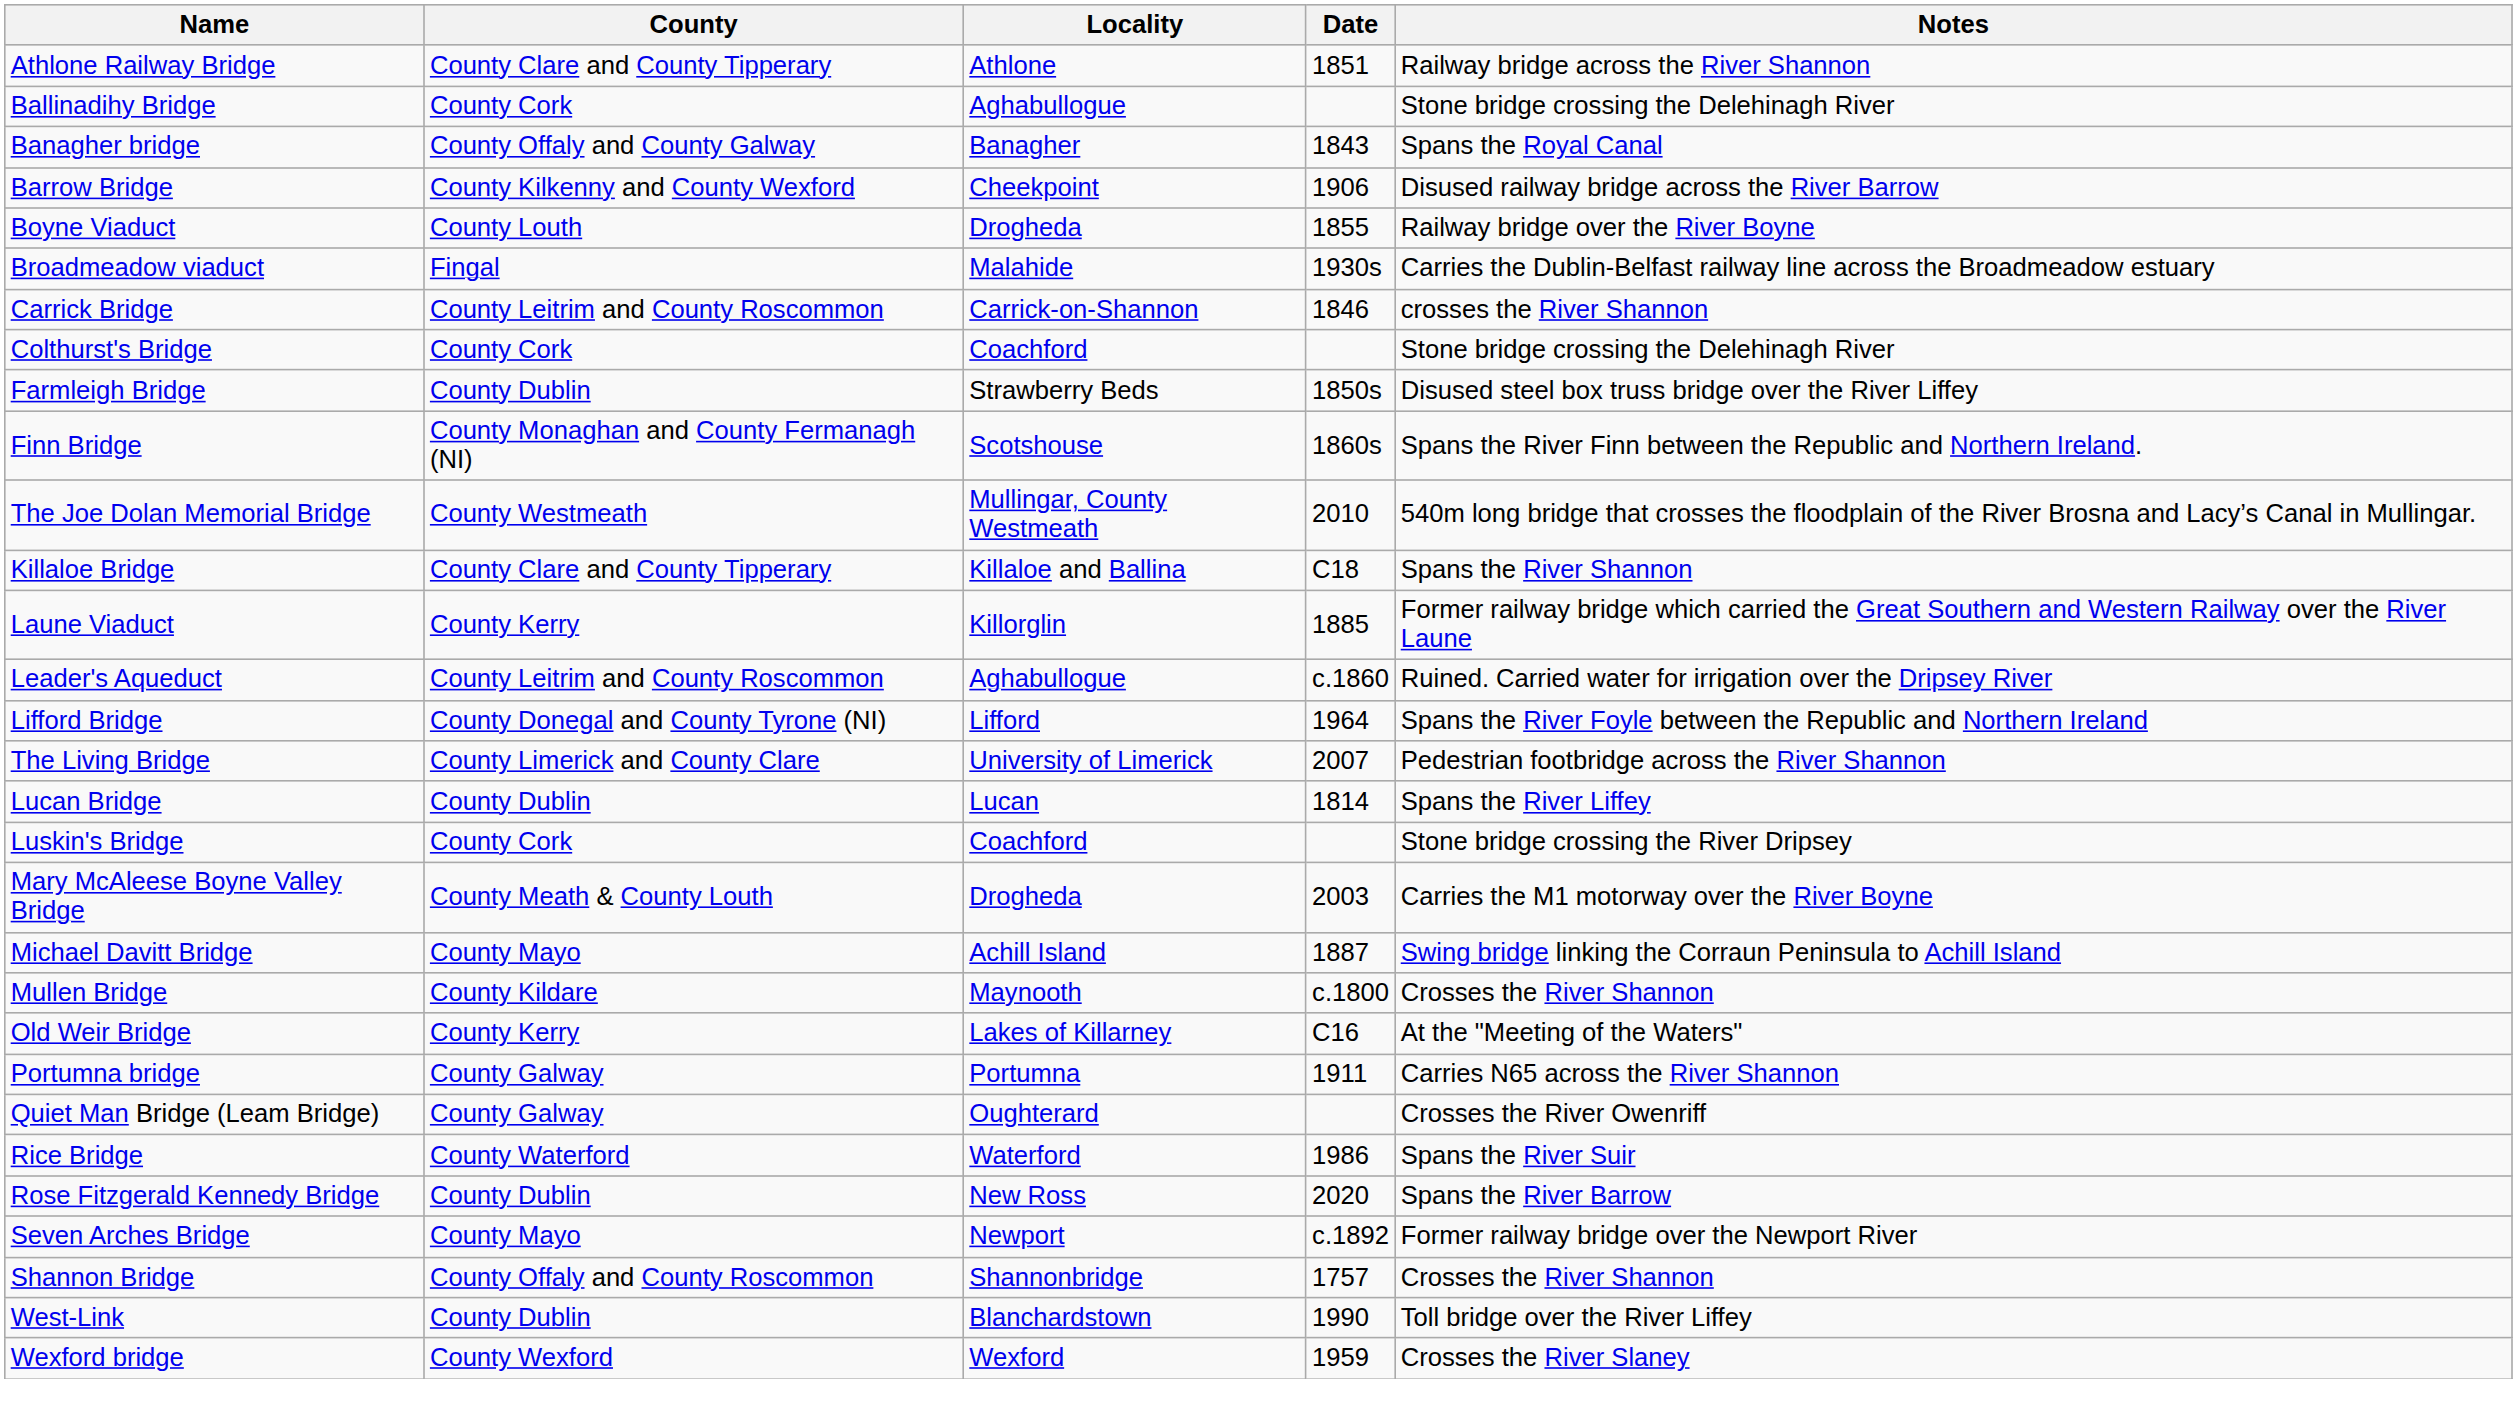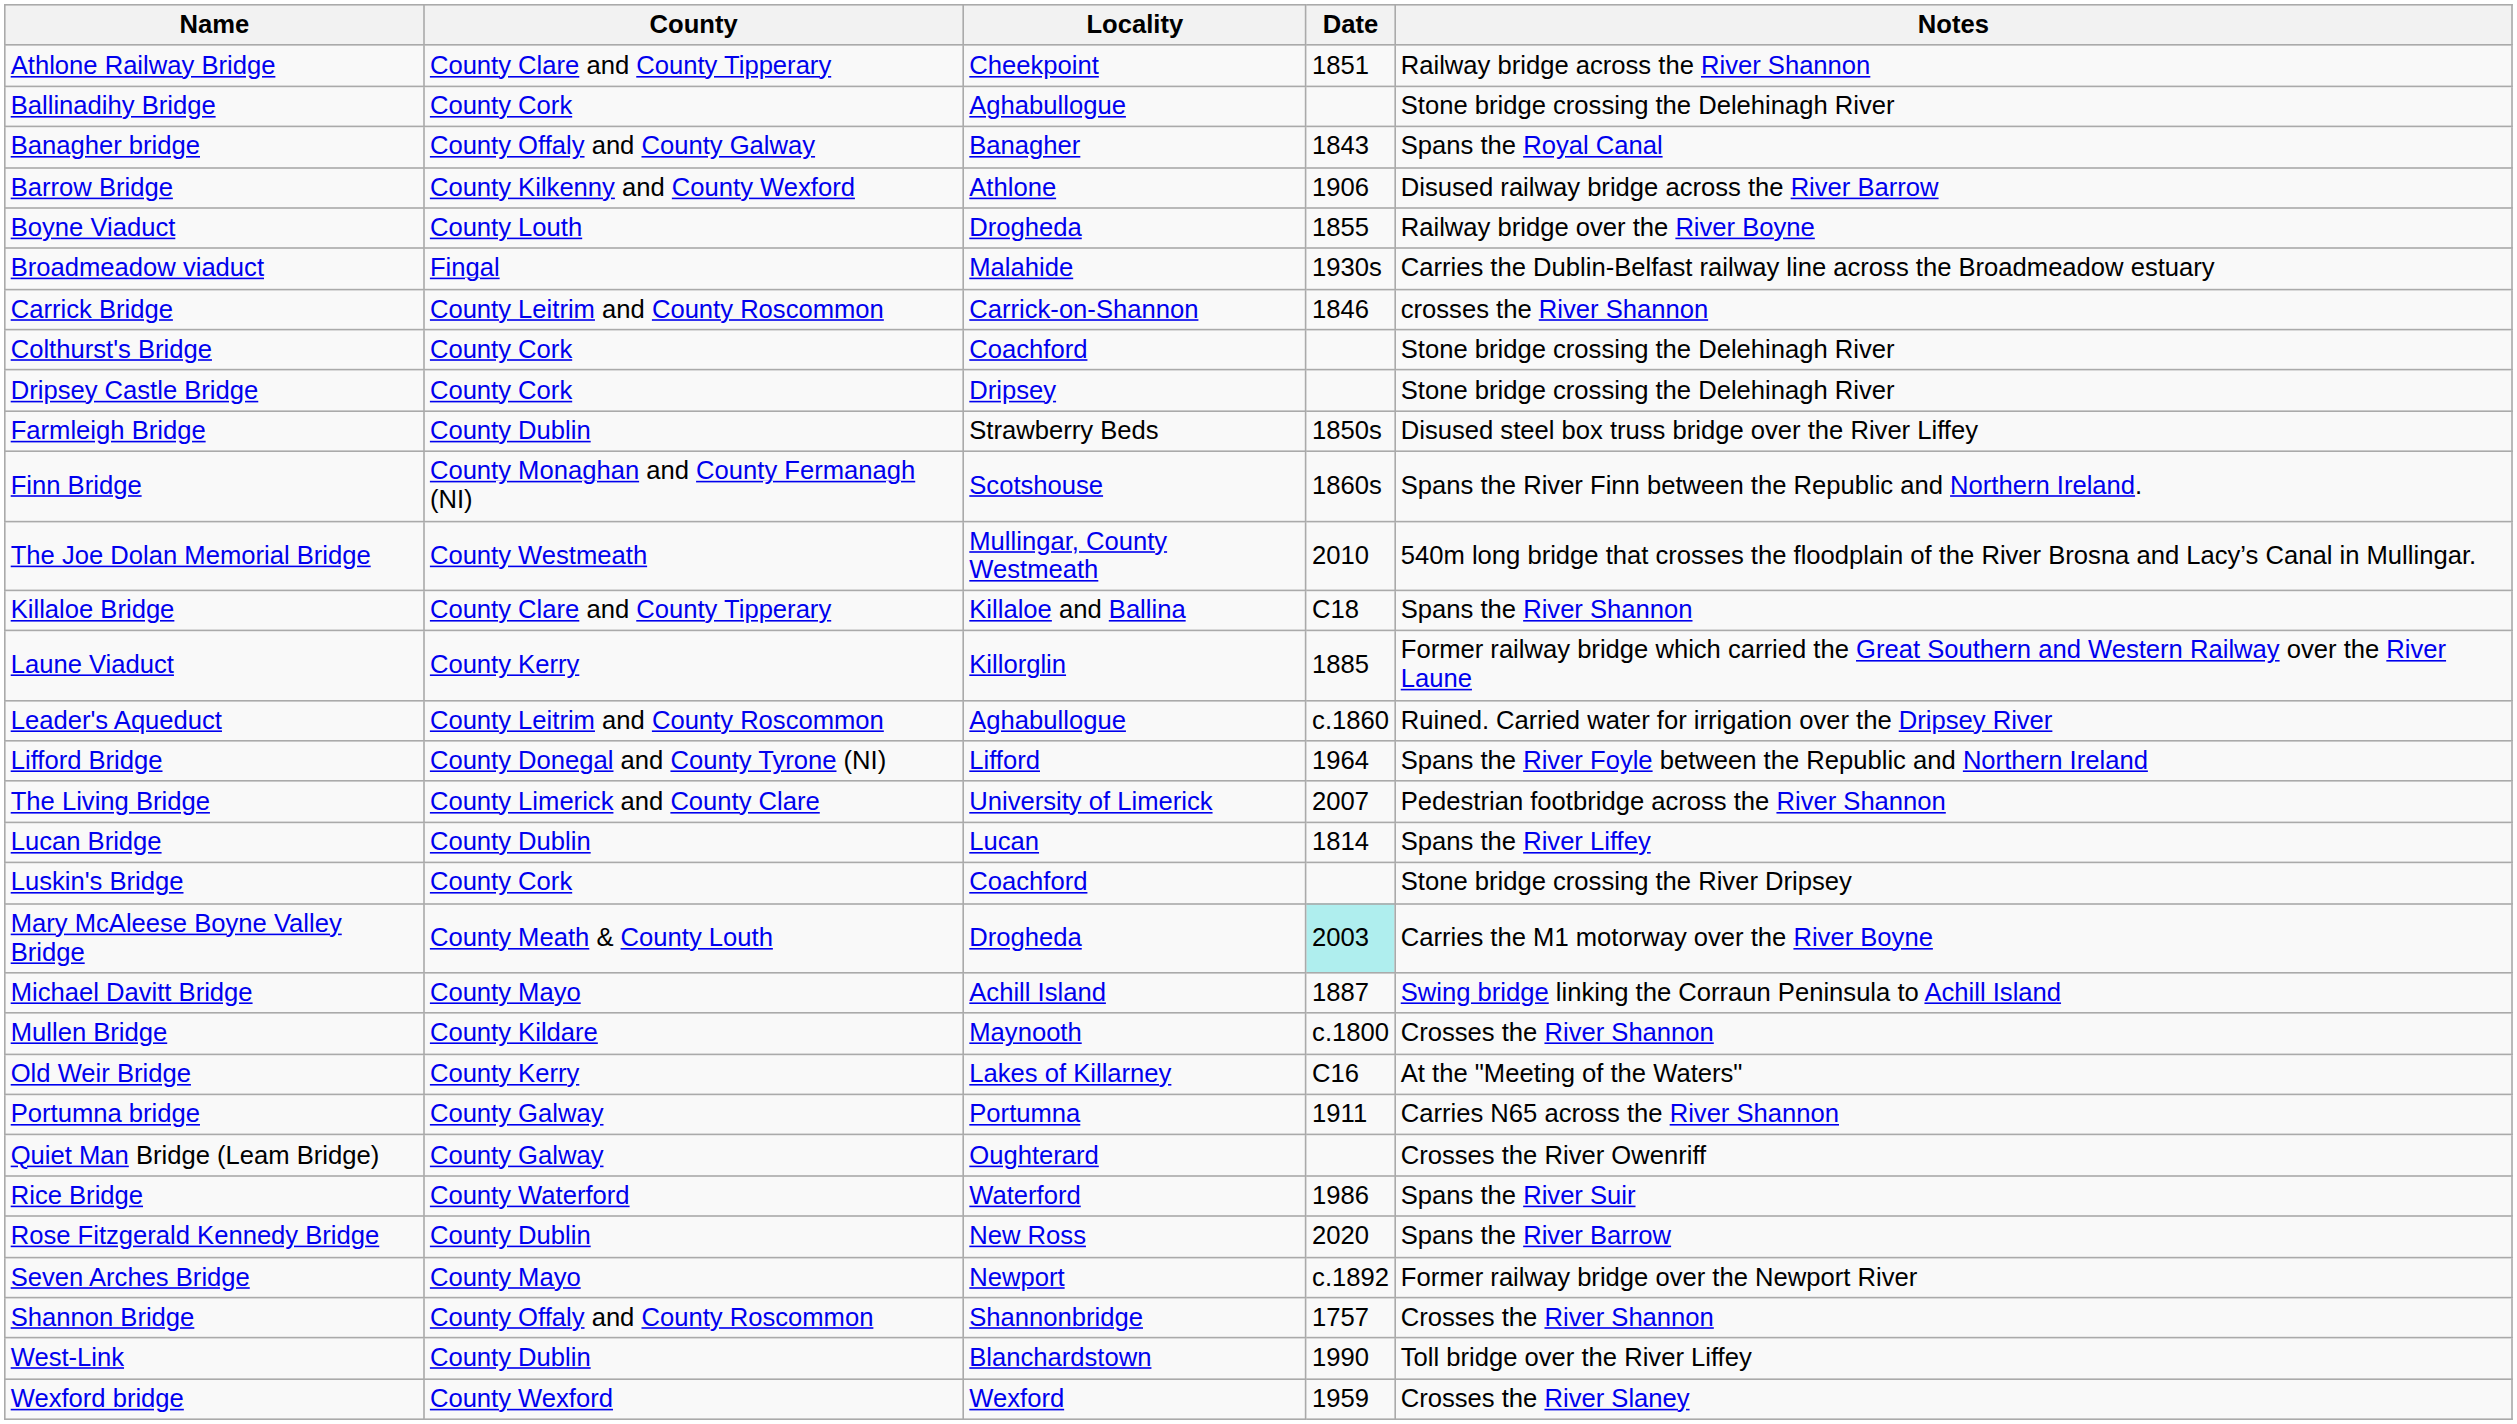(1013, 65) Athlone -> (1034, 65) Cheekpoint
(1034, 187) Cheekpoint -> (1013, 187) Athlone
+ row: (134, 390)
(1341, 897) no background -> (1341, 937) paleturquoise background
